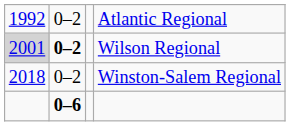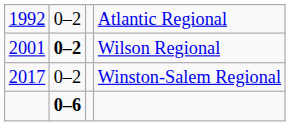(27, 47) lightgrey background -> (27, 47) no background
(27, 76) 2018 -> (27, 76) 2017
